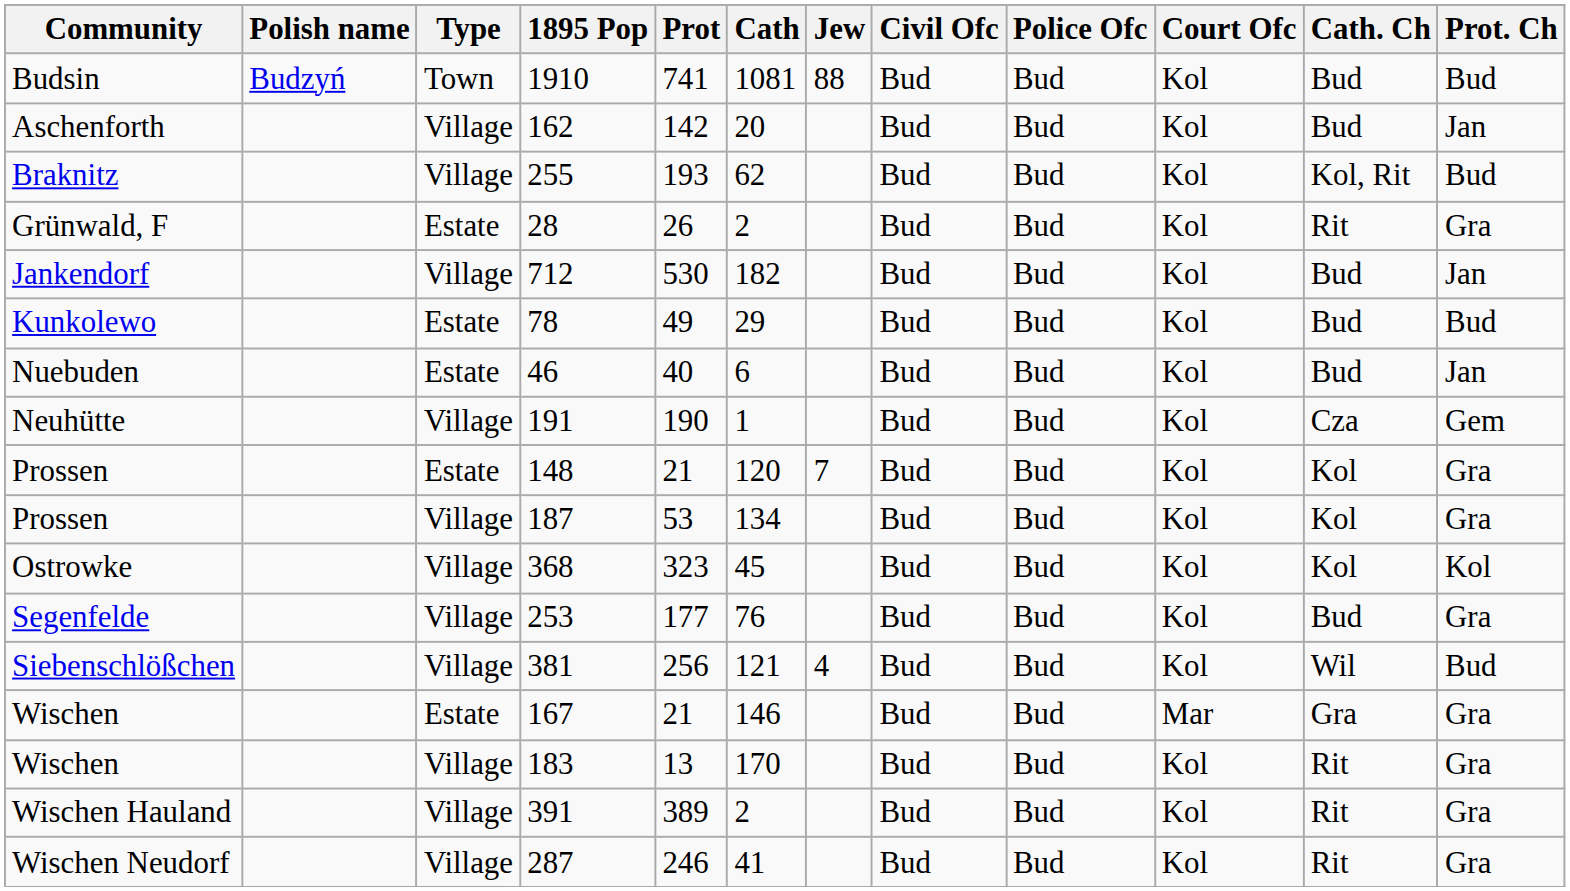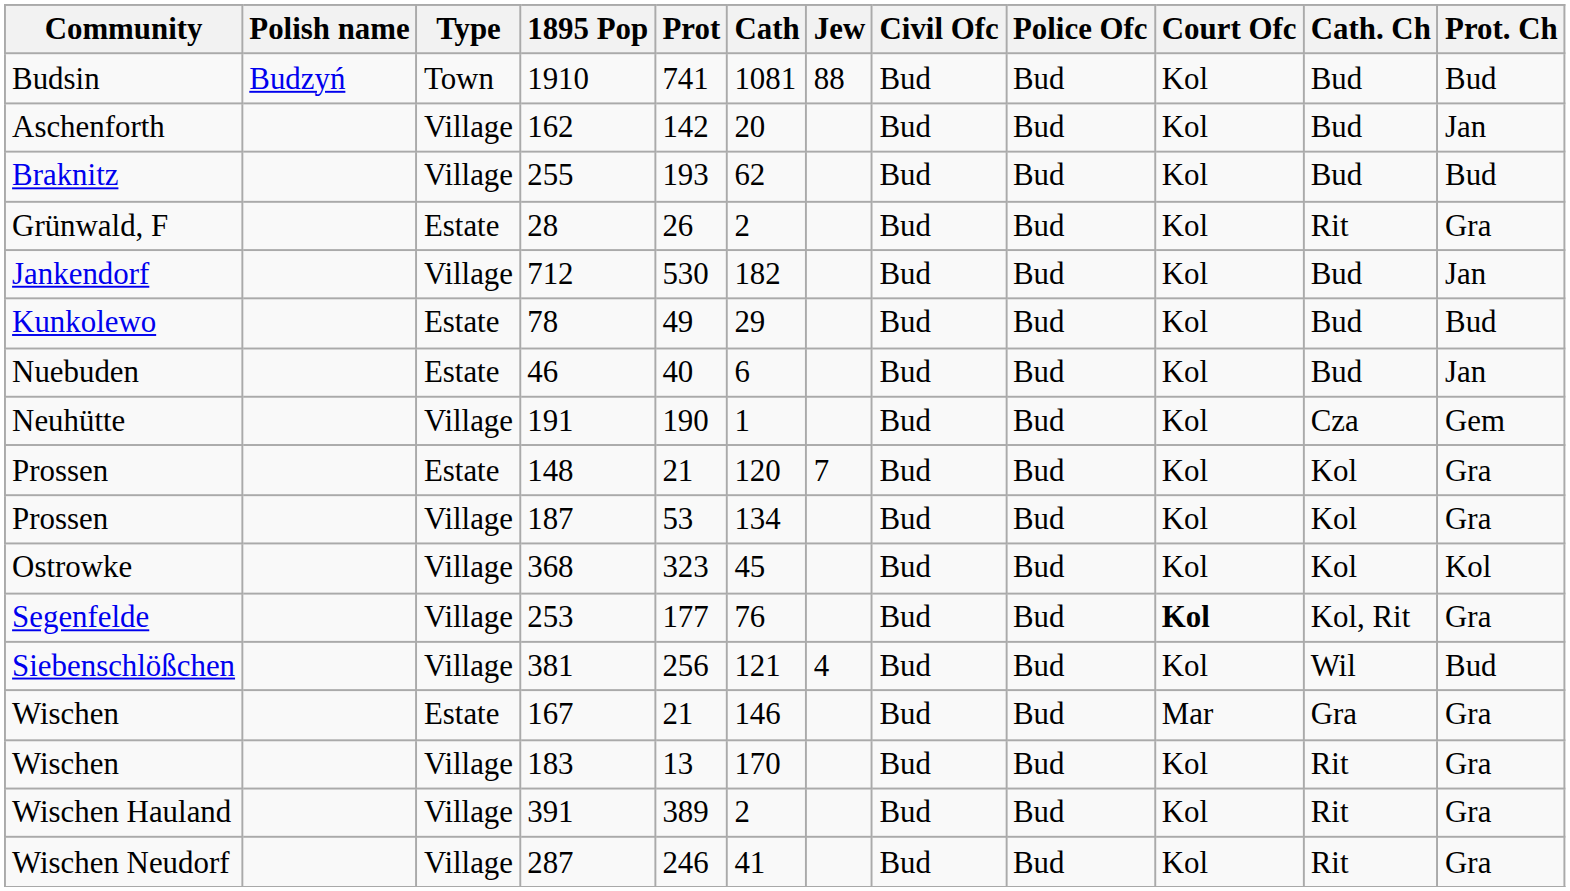(1360, 175) Kol, Rit -> (1336, 175) Bud
(1185, 616) normal -> (1186, 616) bold
(1336, 616) Bud -> (1360, 616) Kol, Rit
